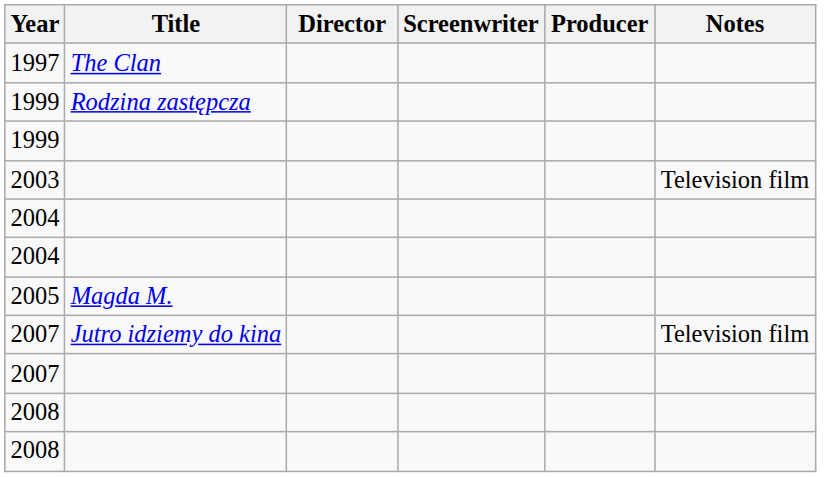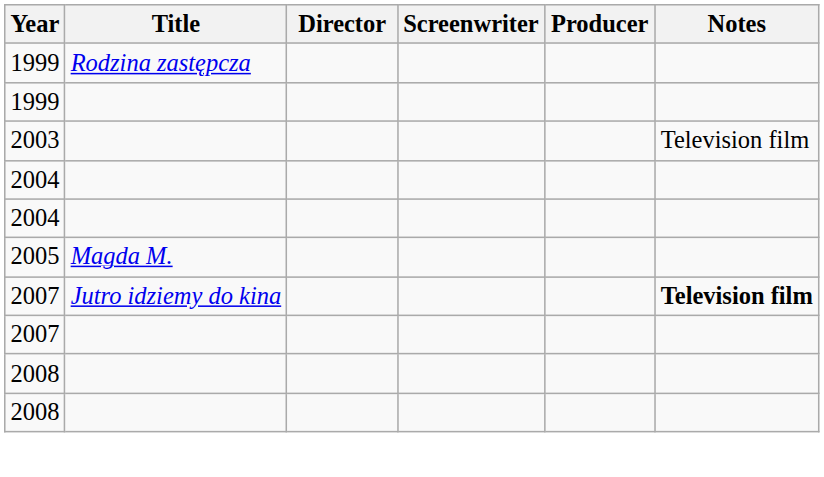- row: (35, 62)
(735, 334) normal -> (737, 295) bold
